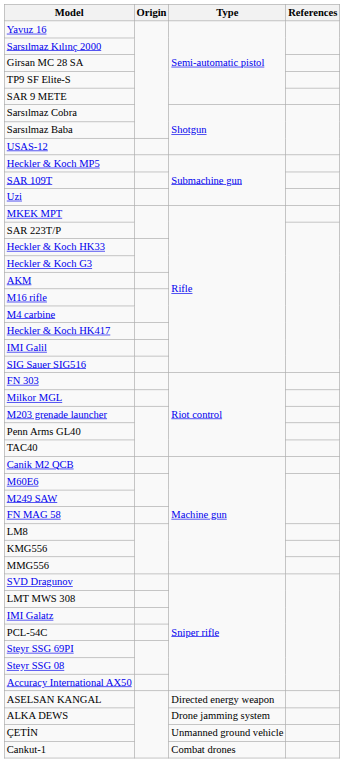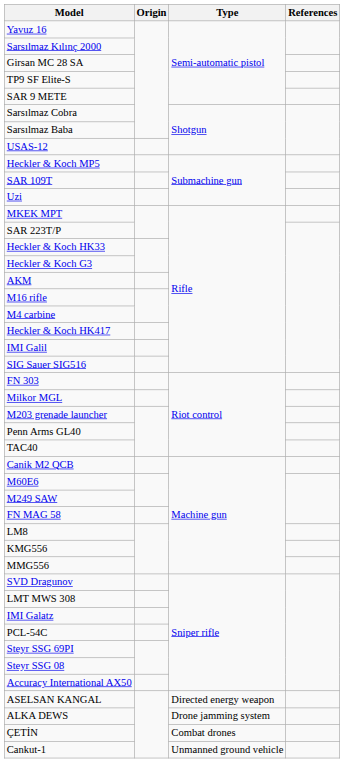(227, 733) Unmanned ground vehicle -> (203, 733) Combat drones
(203, 749) Combat drones -> (227, 749) Unmanned ground vehicle
